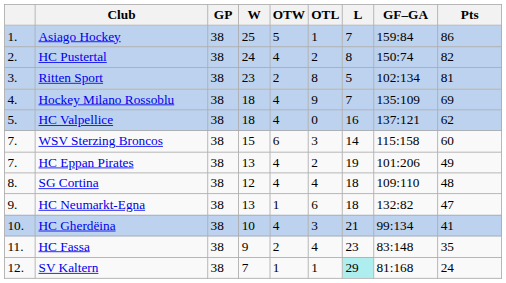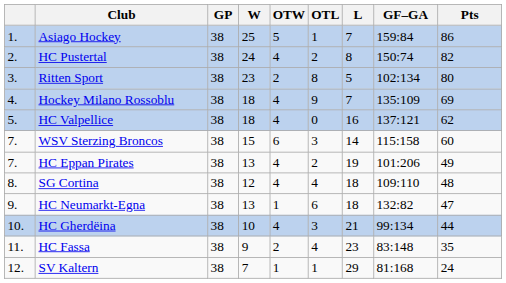(447, 78) 81 -> (447, 78) 80
(447, 225) 41 -> (447, 225) 44
(352, 267) paleturquoise background -> (352, 267) no background
